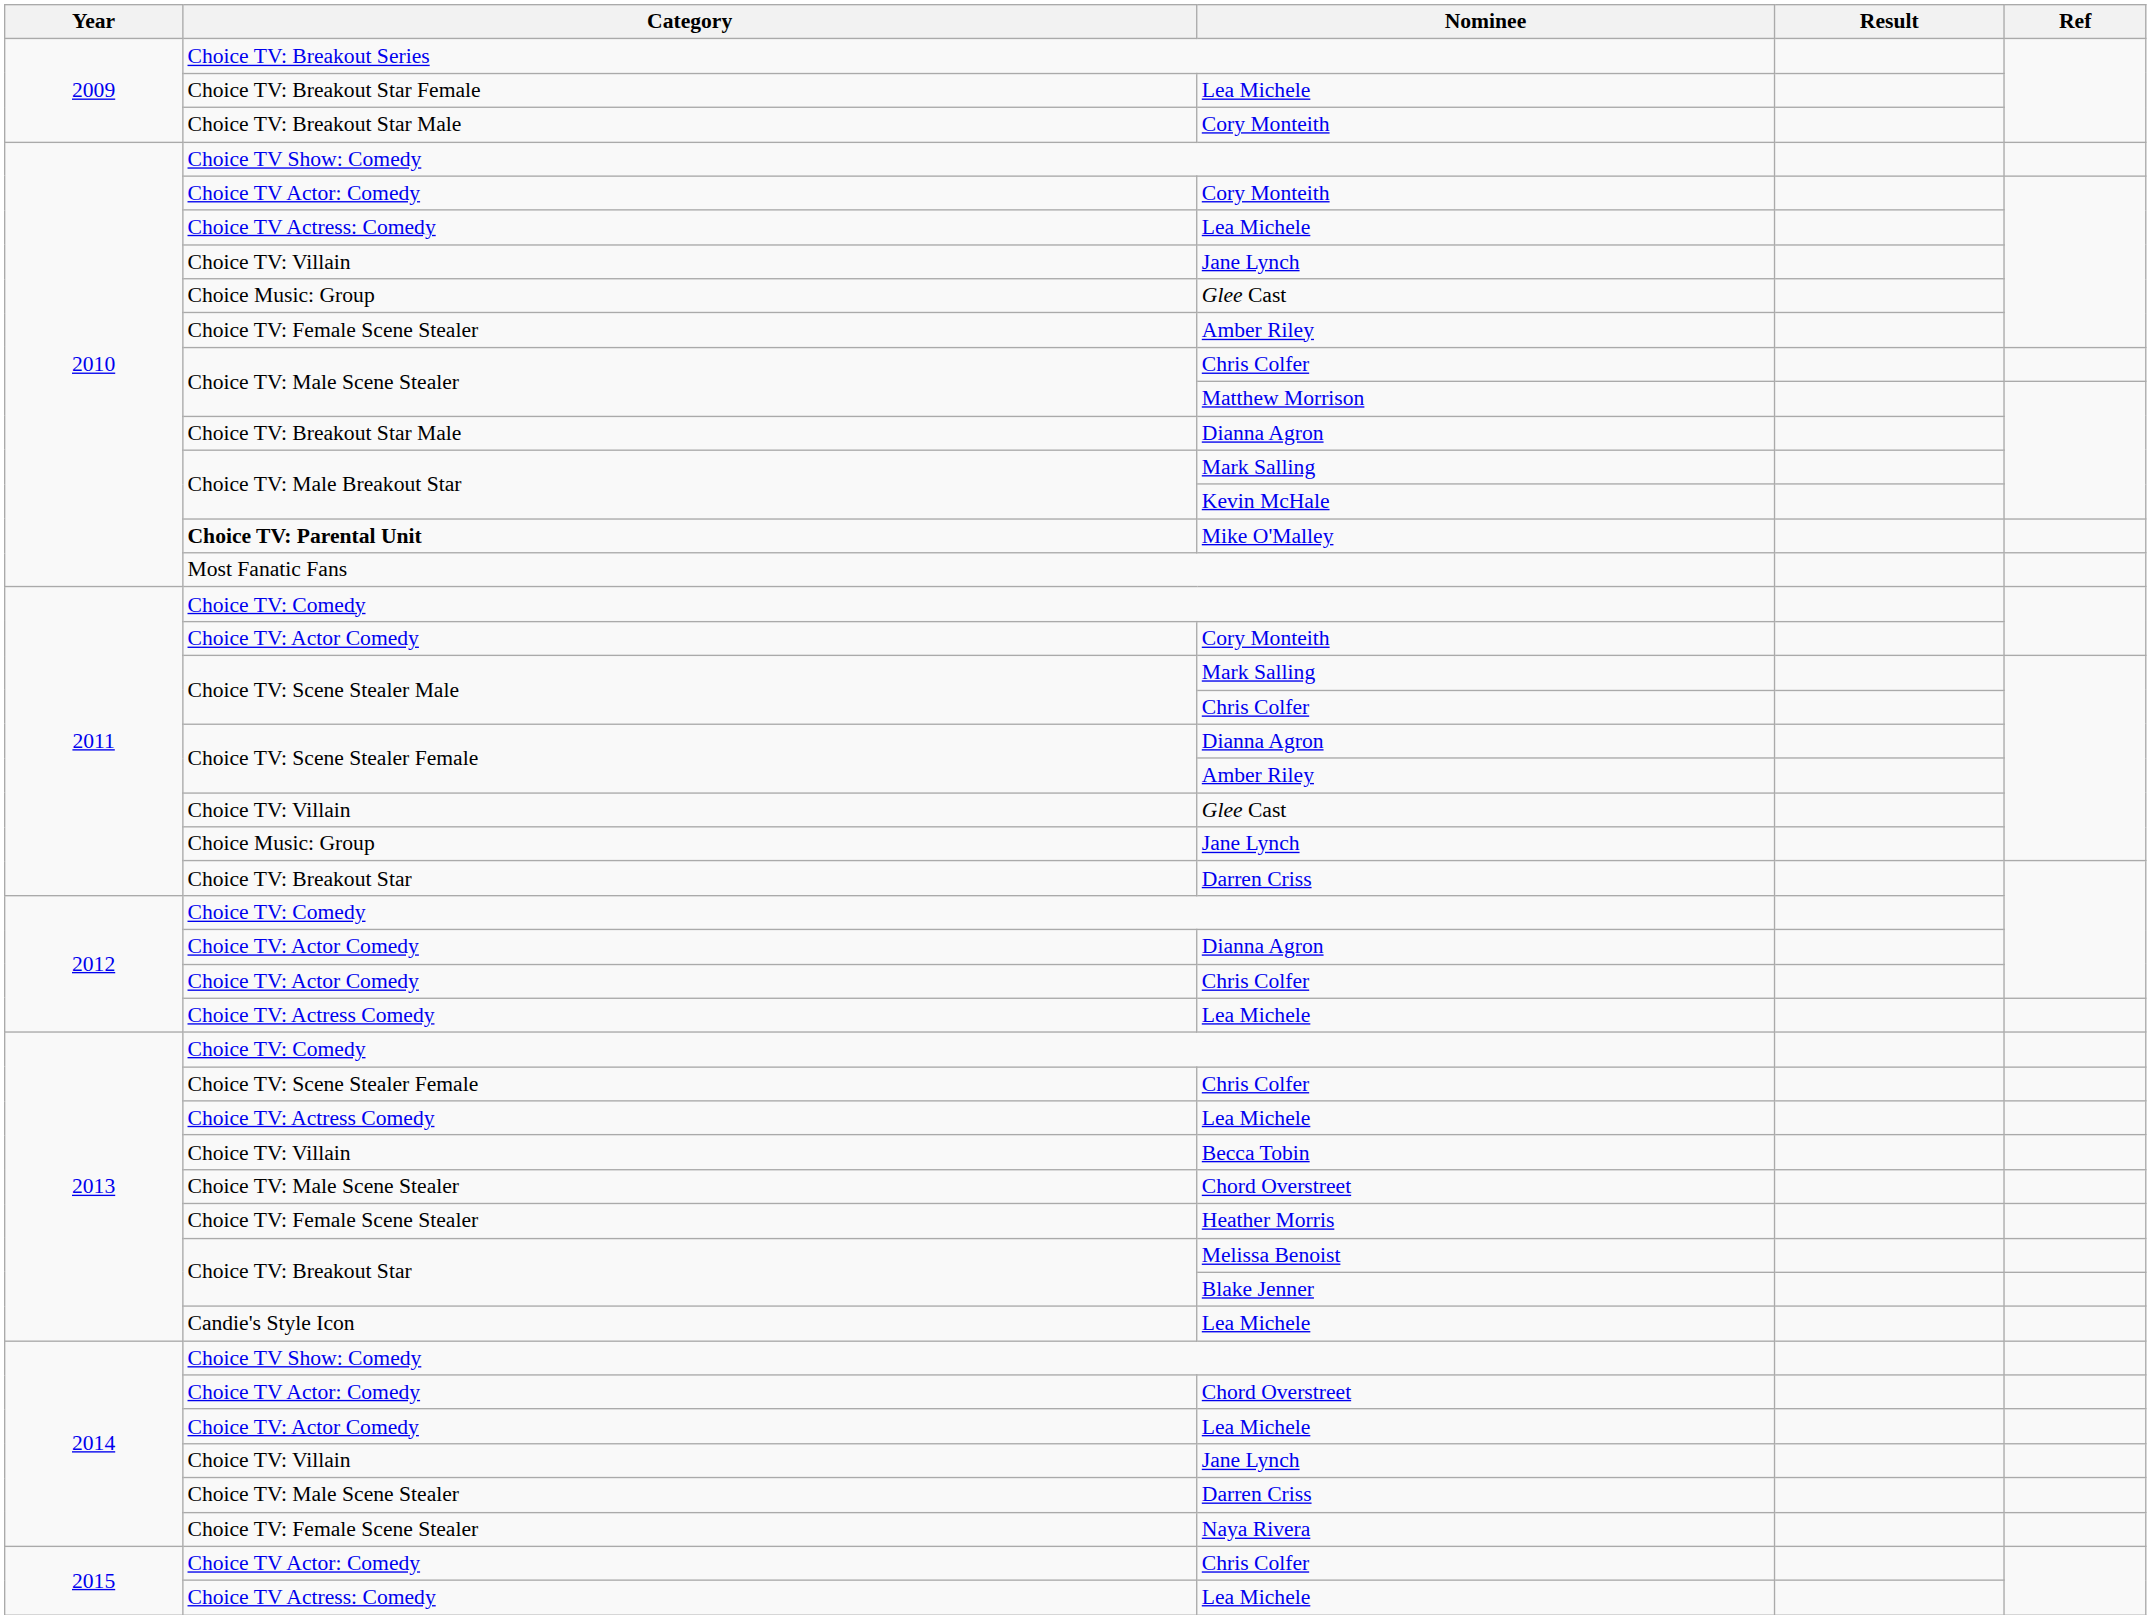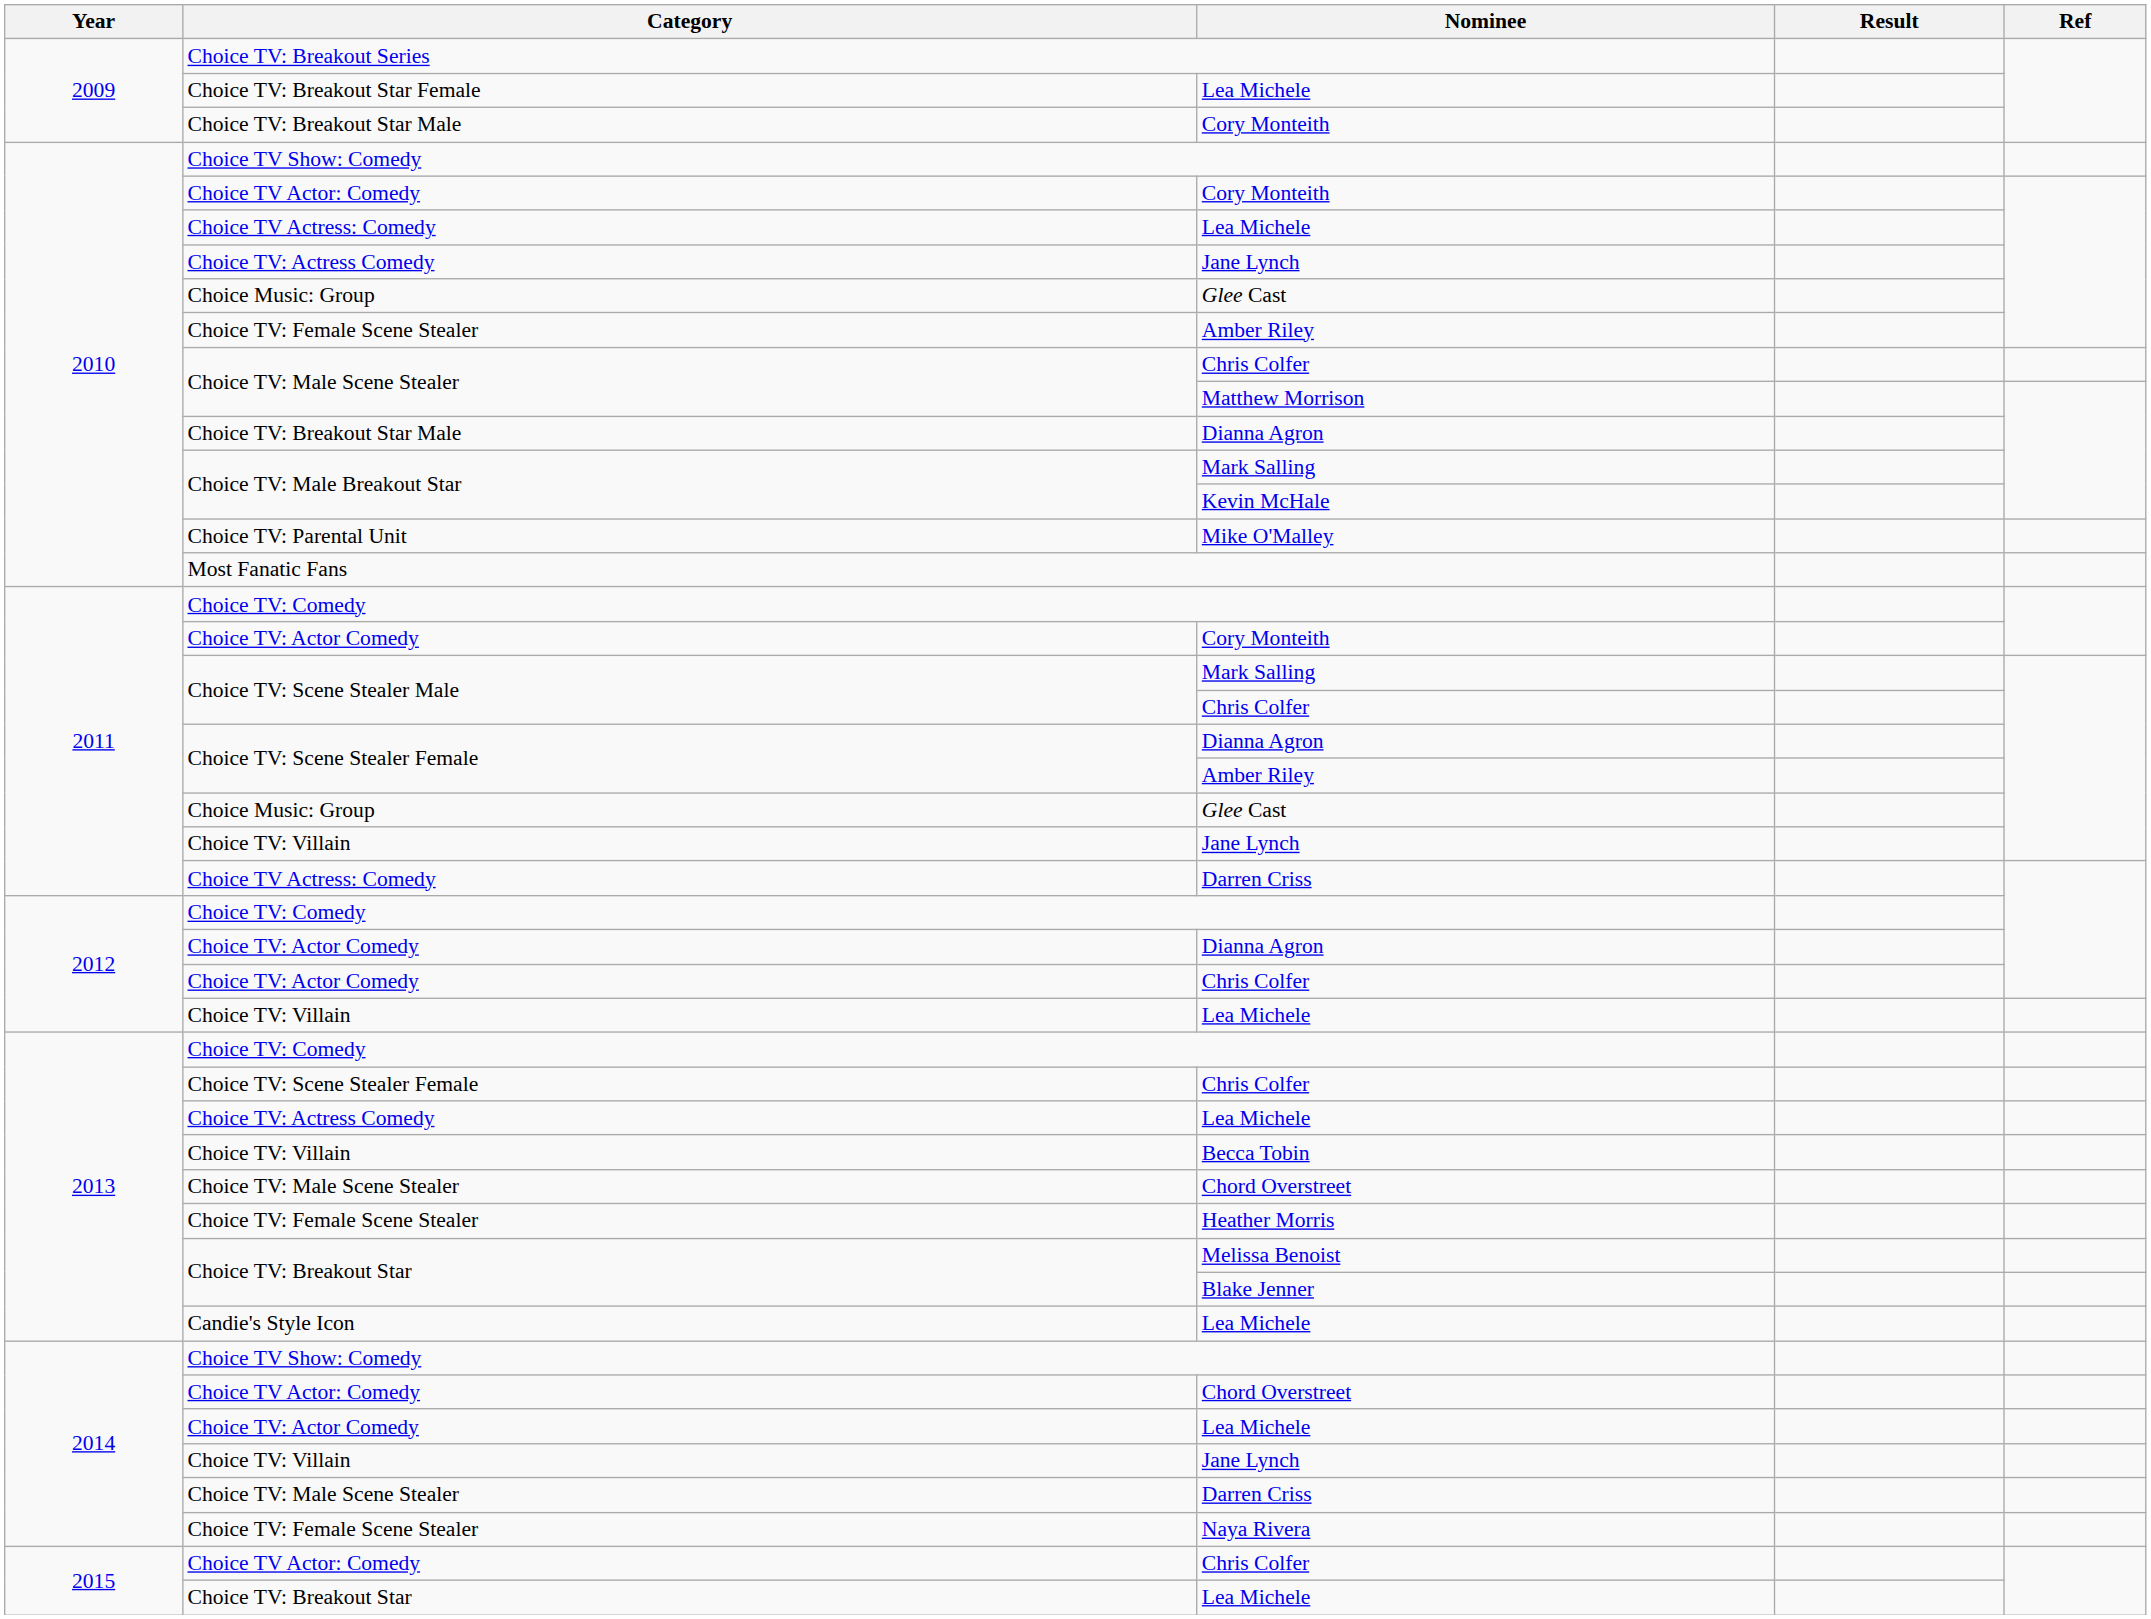(269, 261) Choice TV: Villain -> (311, 261) Choice TV: Actress Comedy
(305, 535) bold -> (297, 535) normal
(269, 809) Choice TV: Villain -> (281, 809) Choice Music: Group
(281, 843) Choice Music: Group -> (269, 843) Choice TV: Villain
(300, 878) Choice TV: Breakout Star -> (312, 878) Choice TV Actress: Comedy
(311, 1015) Choice TV: Actress Comedy -> (269, 1015) Choice TV: Villain
(312, 1597) Choice TV Actress: Comedy -> (300, 1597) Choice TV: Breakout Star
